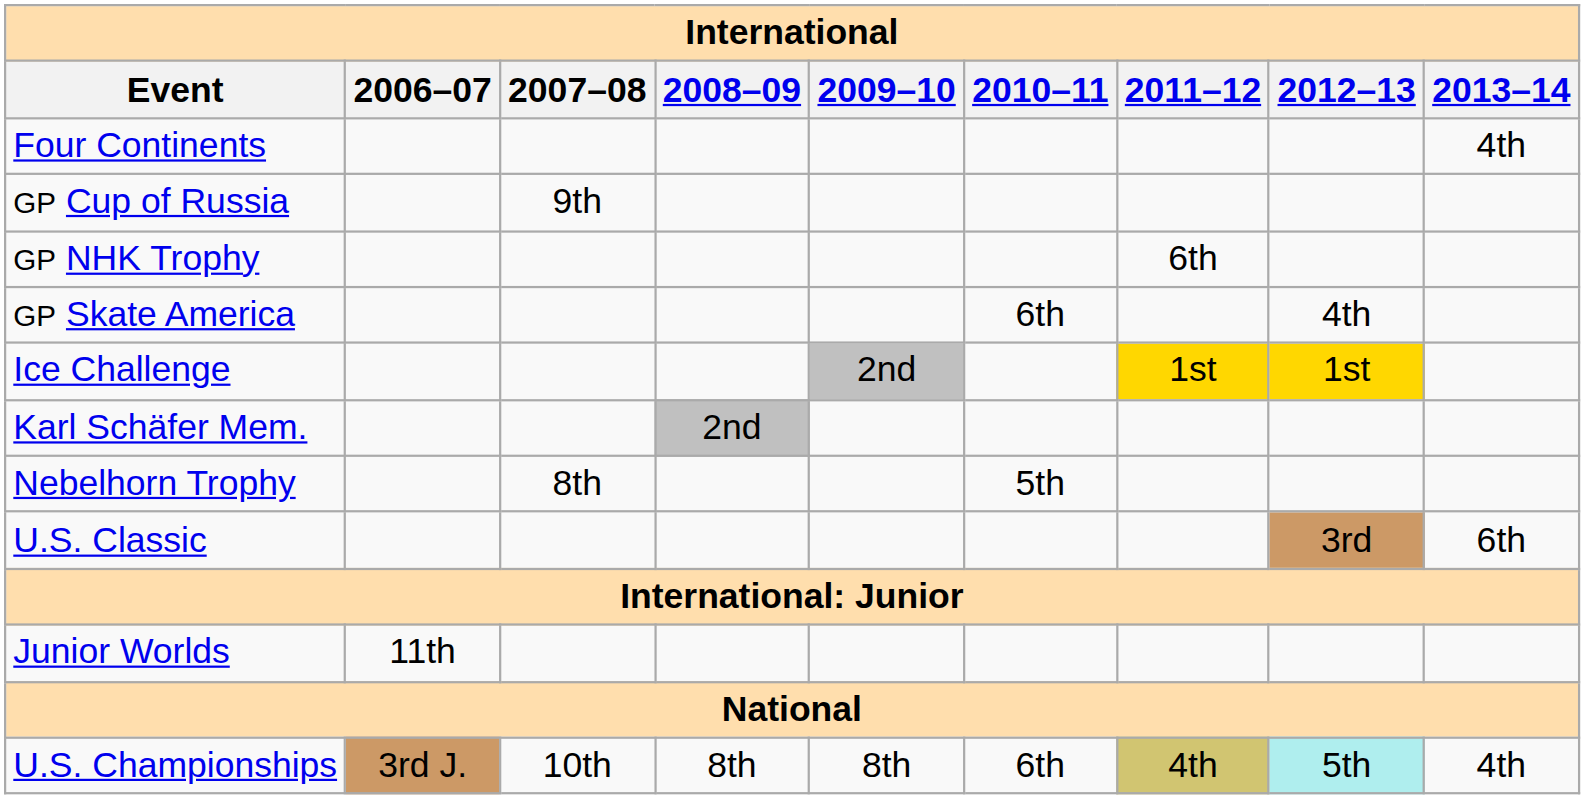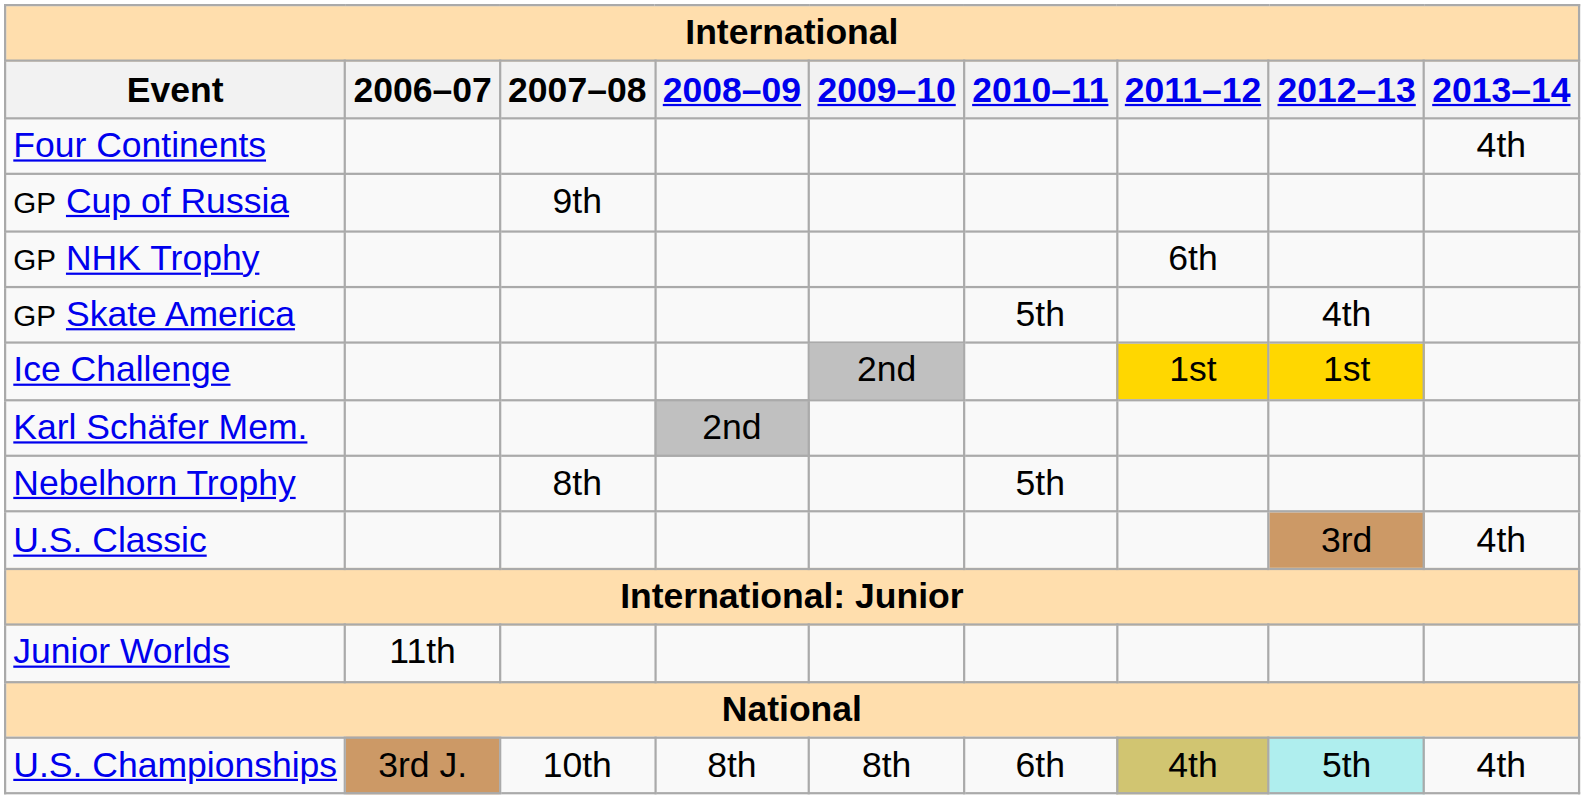(1040, 314) 6th -> (1040, 314) 5th
(1501, 539) 6th -> (1501, 539) 4th
